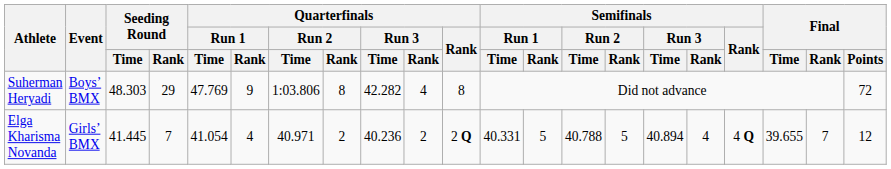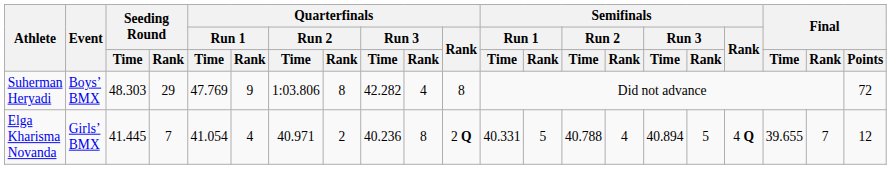(423, 137) 2 -> (423, 137) 8
(624, 137) 5 -> (624, 137) 4
(706, 137) 4 -> (706, 137) 5
